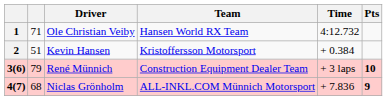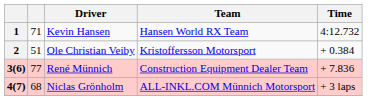- column: (372, 13)
(91, 32) Ole Christian Veiby -> (78, 32) Kevin Hansen
(78, 50) Kevin Hansen -> (91, 50) Ole Christian Veiby
(36, 68) 79 -> (36, 68) 77
(338, 68) + 3 laps -> (337, 68) + 7.836
(337, 87) + 7.836 -> (338, 87) + 3 laps
